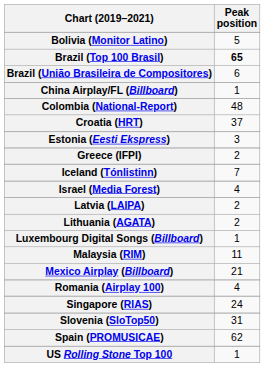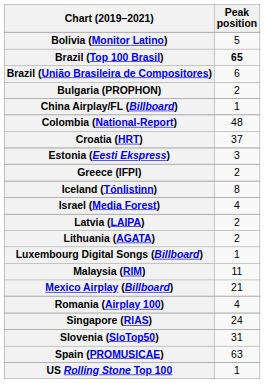+ row: (109, 90)
(237, 172) 7 -> (237, 189) 8
(237, 337) 62 -> (237, 354) 63
